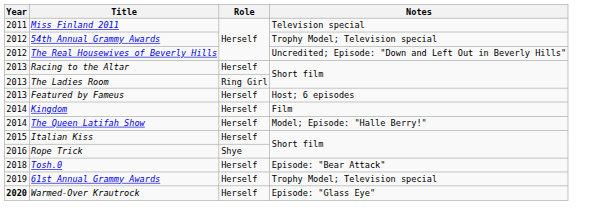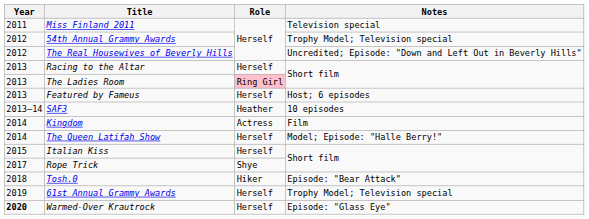(244, 81) no background -> (260, 81) pink background
+ row: (57, 109)
(239, 109) Herself -> (255, 123) Actress
(17, 151) 2016 -> (17, 165) 2017
(239, 165) Herself -> (250, 179) Hiker
